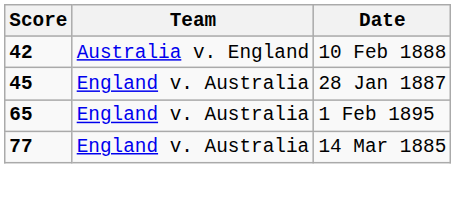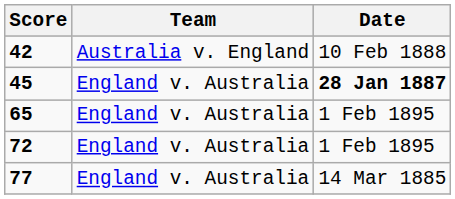(382, 84) normal -> (382, 84) bold
+ row: (21, 147)
